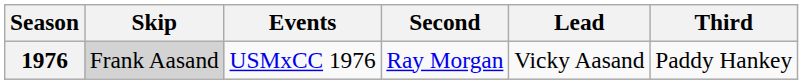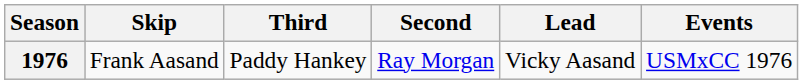columns swapped: (724, 23) <-> (303, 23)
(154, 60) lightgrey background -> (154, 60) no background
